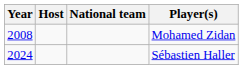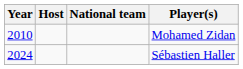(20, 34) 2008 -> (20, 34) 2010
